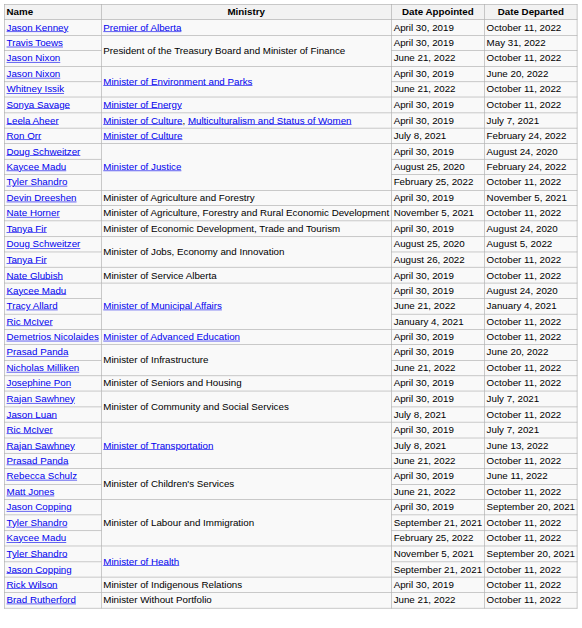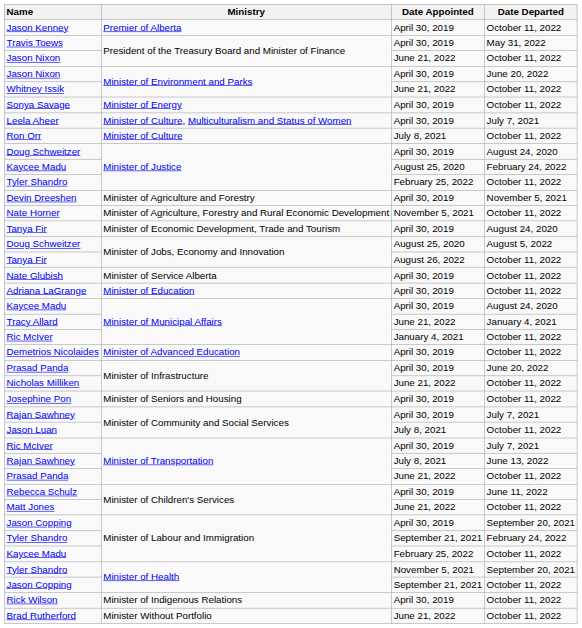(526, 136) February 24, 2022 -> (524, 136) October 11, 2022
+ row: (46, 290)
(524, 523) October 11, 2022 -> (526, 538) February 24, 2022
